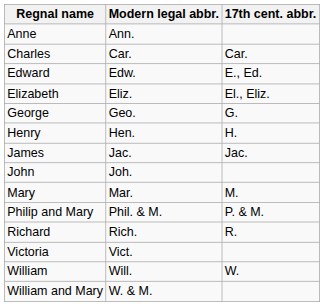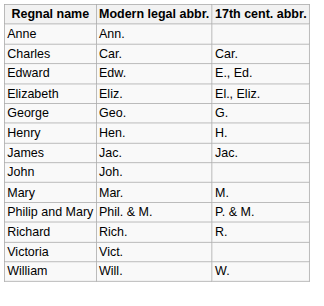- row: (55, 291)
